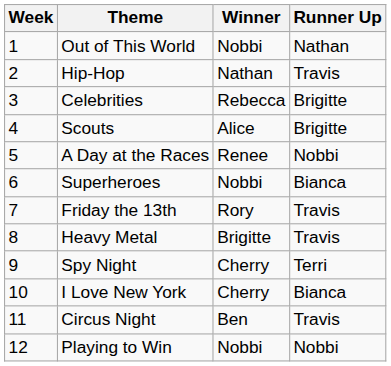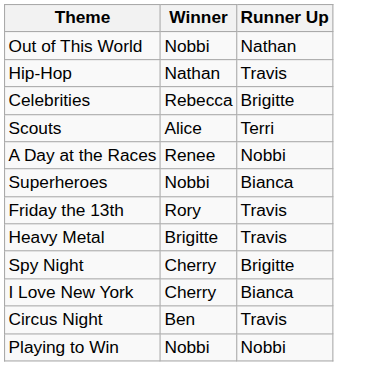- column: (31, 18)
(320, 127) Brigitte -> (257, 127) Terri
(310, 264) Terri -> (267, 264) Brigitte
